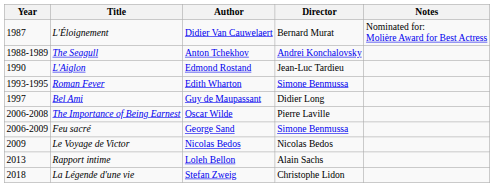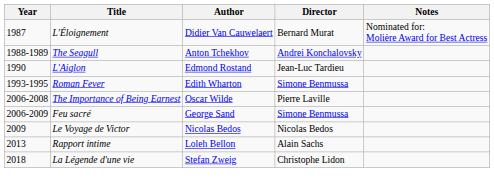- row: (68, 99)
